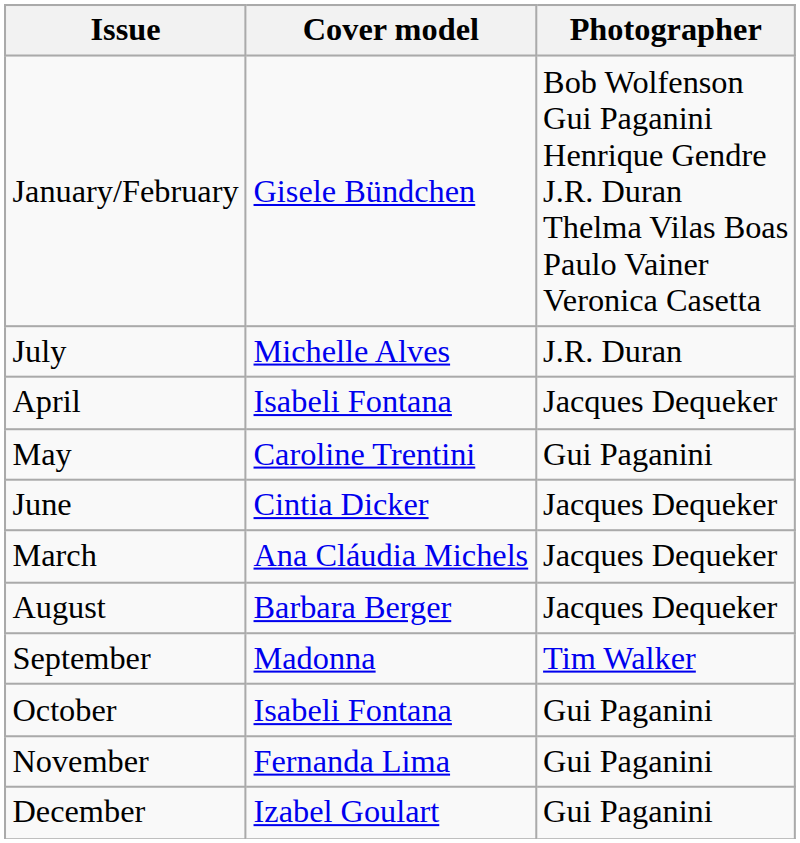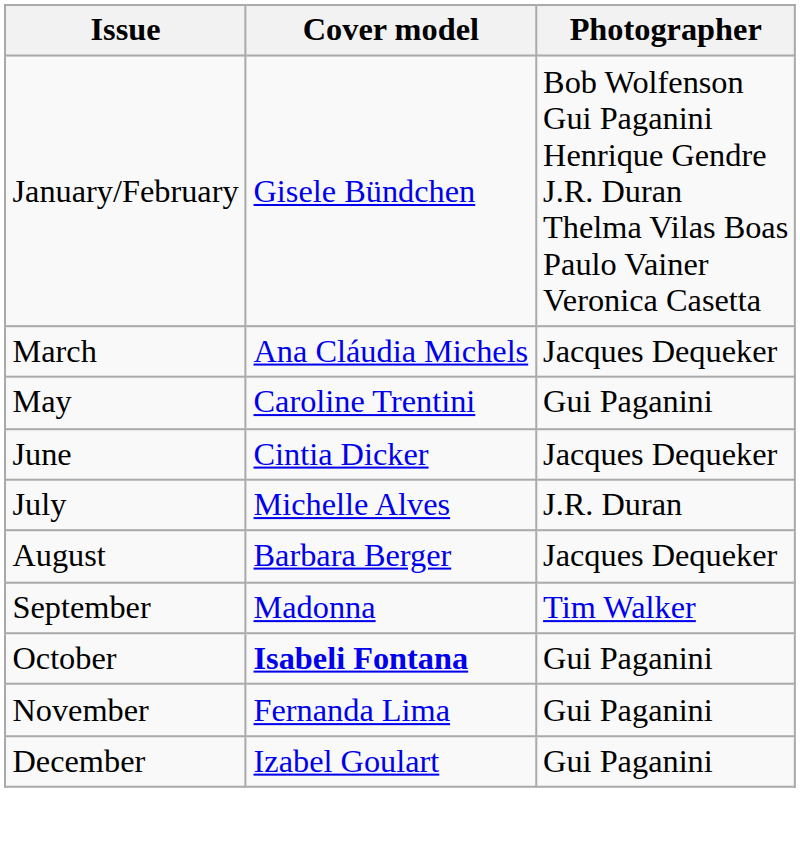rows swapped: (55, 555) <-> (39, 350)
- row: (47, 402)
(353, 709) normal -> (361, 658) bold
